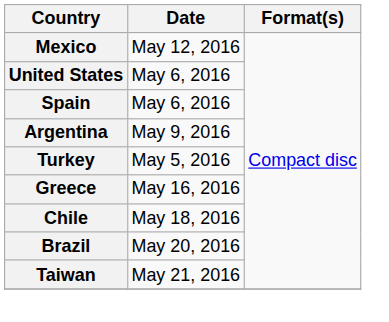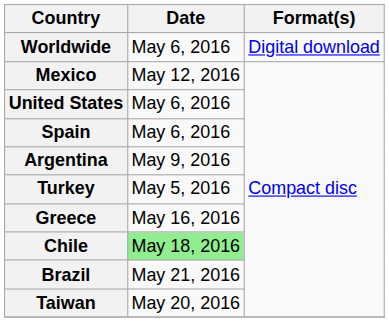+ row: (66, 47)
(186, 217) no background -> (186, 246) lightgreen background
(186, 246) May 20, 2016 -> (186, 274) May 21, 2016
(186, 274) May 21, 2016 -> (186, 302) May 20, 2016
